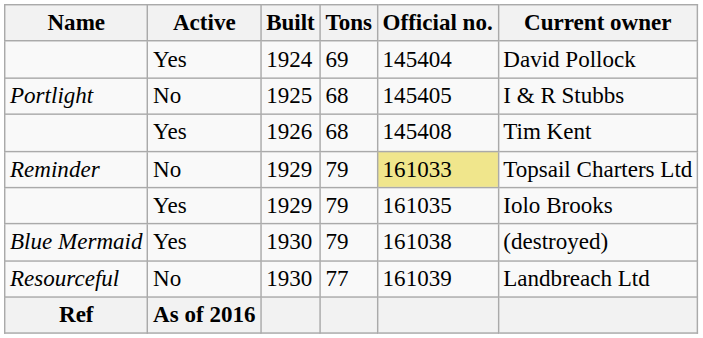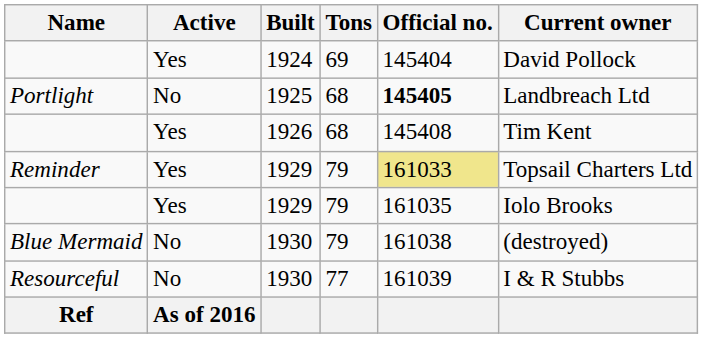(417, 95) normal -> (417, 95) bold
(564, 95) I & R Stubbs -> (577, 95) Landbreach Ltd
(167, 168) No -> (170, 168) Yes
(170, 242) Yes -> (167, 242) No
(577, 278) Landbreach Ltd -> (564, 278) I & R Stubbs
